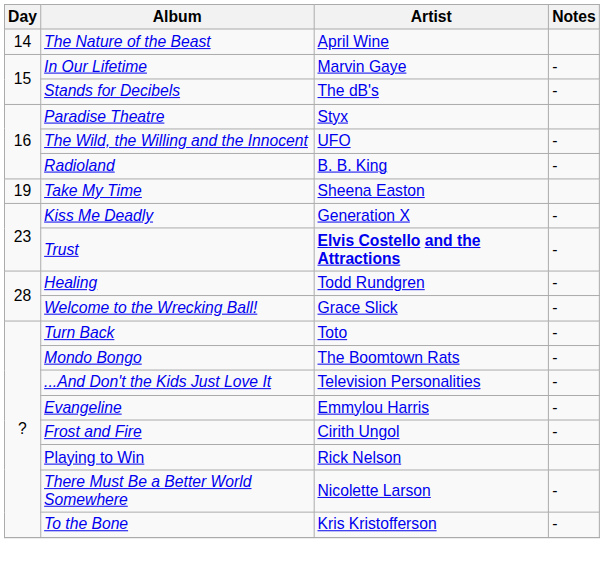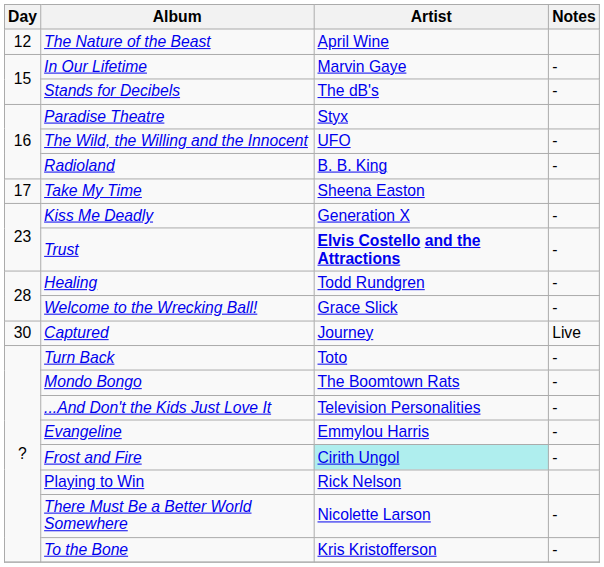(22, 41) 14 -> (22, 41) 12
(22, 191) 19 -> (22, 191) 17
+ row: (76, 332)
(358, 432) no background -> (358, 457) paleturquoise background
